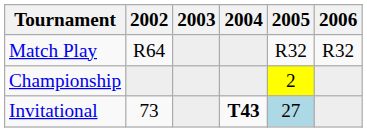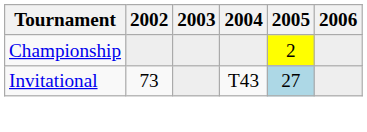- row: (53, 50)
(244, 111) bold -> (244, 80) normal
